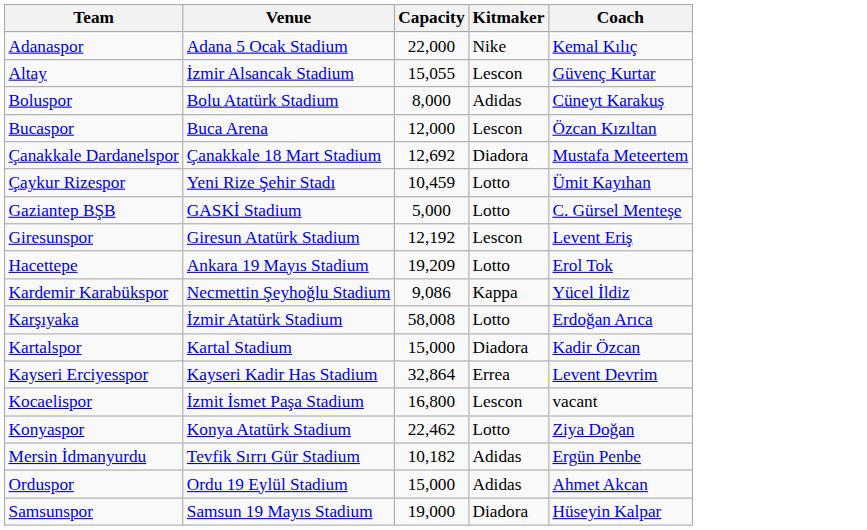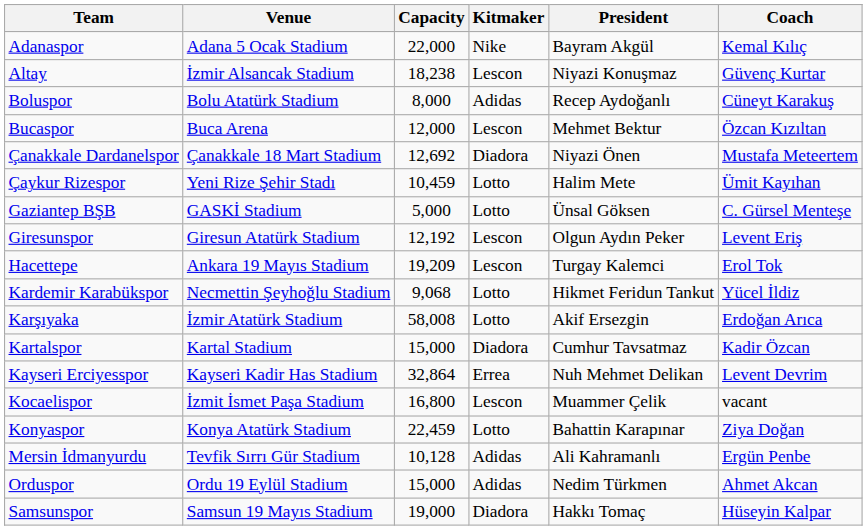+ column: (633, 18)
(431, 73) 15,055 -> (431, 73) 18,238
(491, 264) Lotto -> (497, 264) Lescon
(431, 292) 9,086 -> (431, 292) 9,068
(495, 292) Kappa -> (491, 292) Lotto
(431, 429) 22,462 -> (431, 429) 22,459
(431, 456) 10,182 -> (431, 456) 10,128
